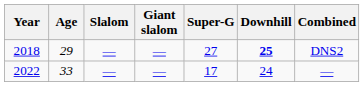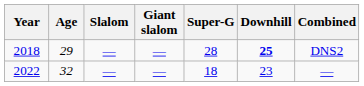(211, 50) 27 -> (211, 50) 28
(66, 71) 33 -> (66, 71) 32
(211, 71) 17 -> (211, 71) 18
(266, 71) 24 -> (266, 71) 23
